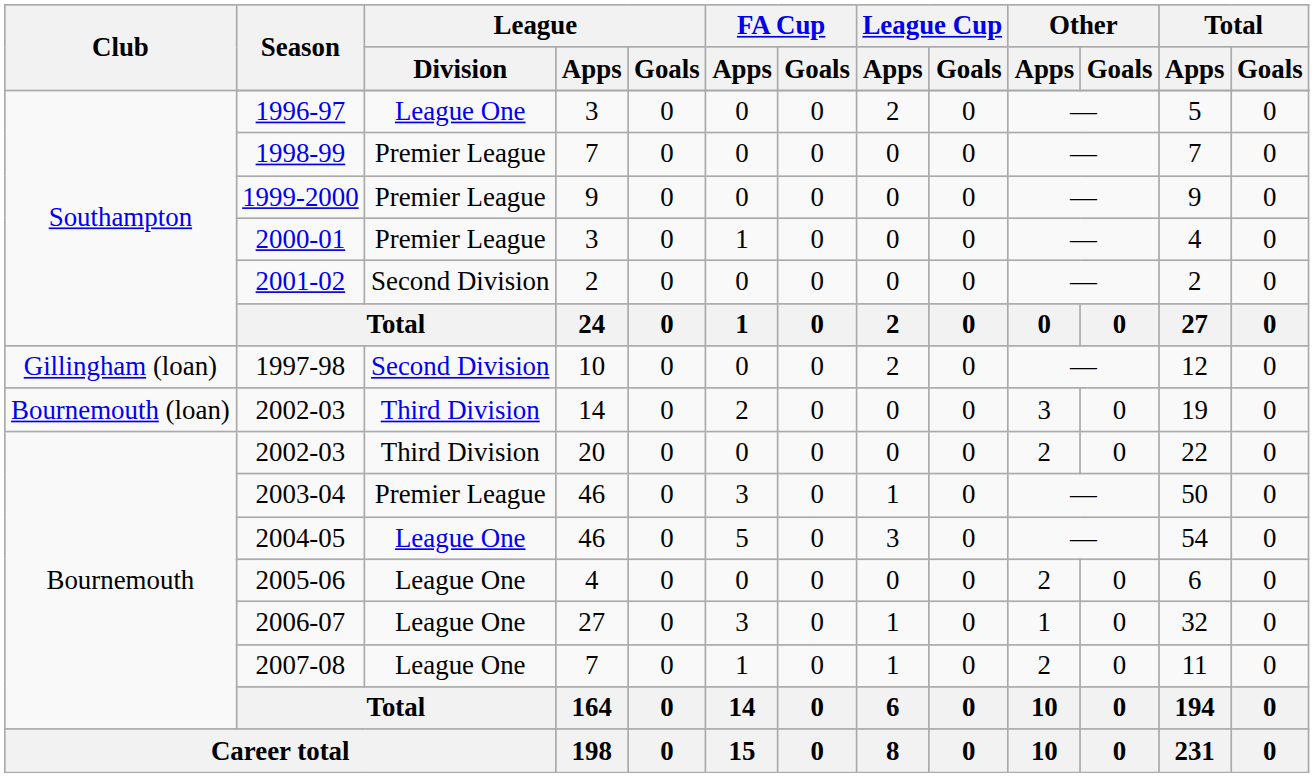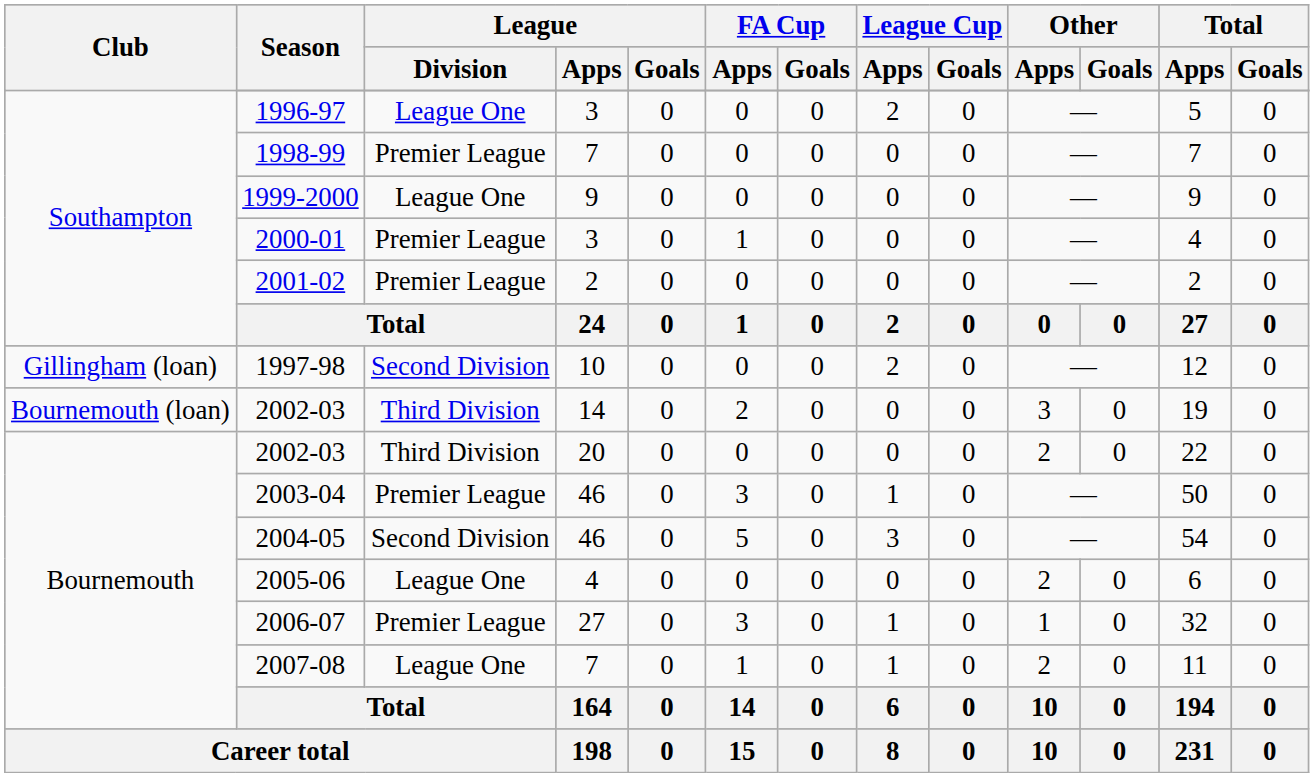(460, 196) Premier League -> (460, 196) League One
(460, 281) Second Division -> (460, 281) Premier League
(460, 537) League One -> (460, 537) Second Division
(460, 622) League One -> (460, 622) Premier League
